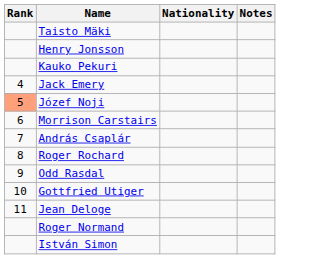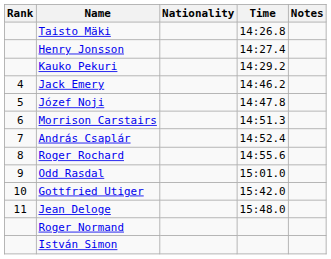+ column: (263, 13)
(20, 102) lightsalmon background -> (20, 102) no background
